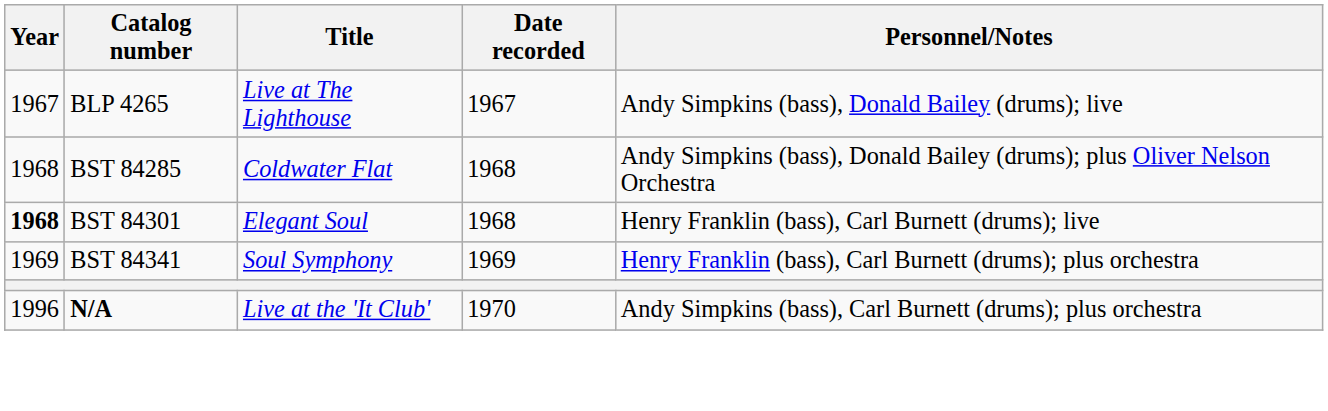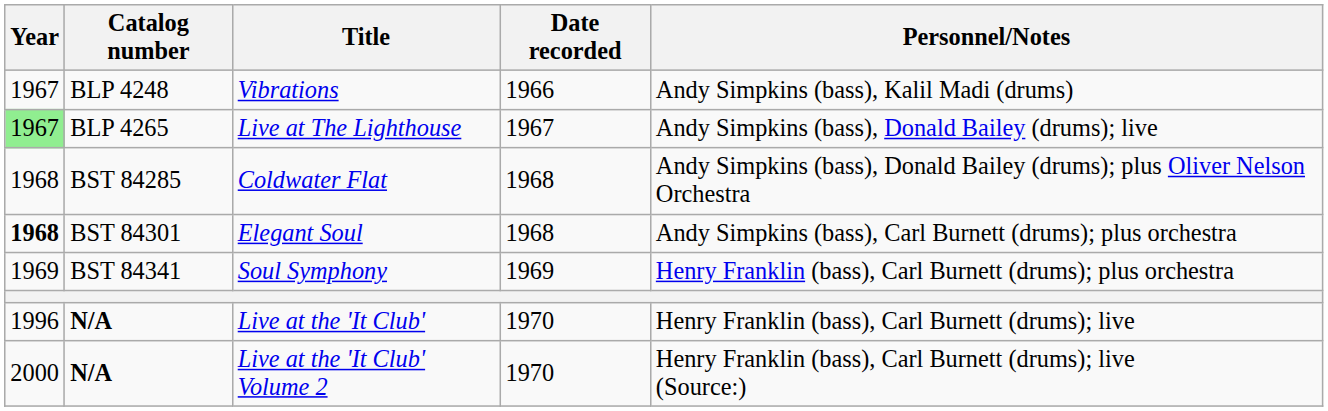+ row: (288, 89)
(35, 103) no background -> (35, 128) lightgreen background
(860, 221) Henry Franklin (bass), Carl Burnett (drums); live -> (946, 232) Andy Simpkins (bass), Carl Burnett (drums); plus orchestra
(911, 309) Andy Simpkins (bass), Carl Burnett (drums); plus orchestra -> (895, 321) Henry Franklin (bass), Carl Burnett (drums); live
+ row: (331, 373)
